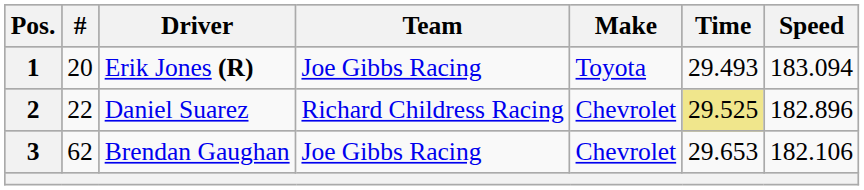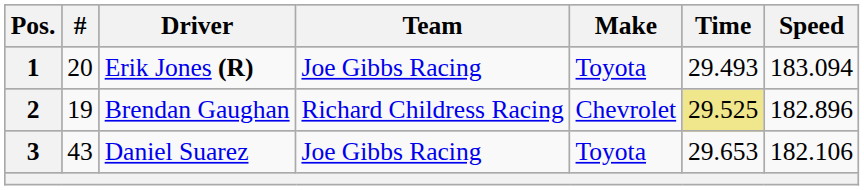(80, 109) 22 -> (80, 109) 19
(177, 109) Daniel Suarez -> (197, 109) Brendan Gaughan
(80, 152) 62 -> (80, 152) 43
(197, 152) Brendan Gaughan -> (177, 152) Daniel Suarez
(626, 152) Chevrolet -> (611, 152) Toyota
